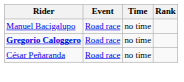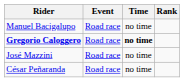(138, 41) normal -> (138, 41) bold
+ row: (29, 55)
